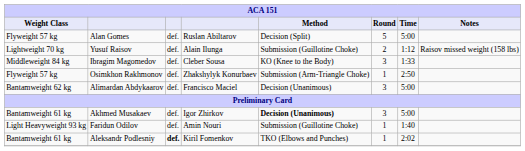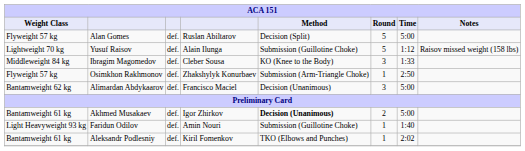(384, 49) 2 -> (384, 49) 5
(384, 113) 3 -> (384, 113) 2
(173, 139) bold -> (173, 139) normal
